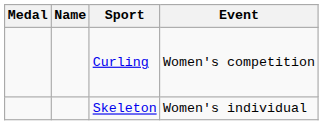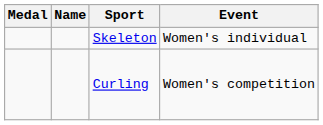rows swapped: (121, 62) <-> (125, 108)
